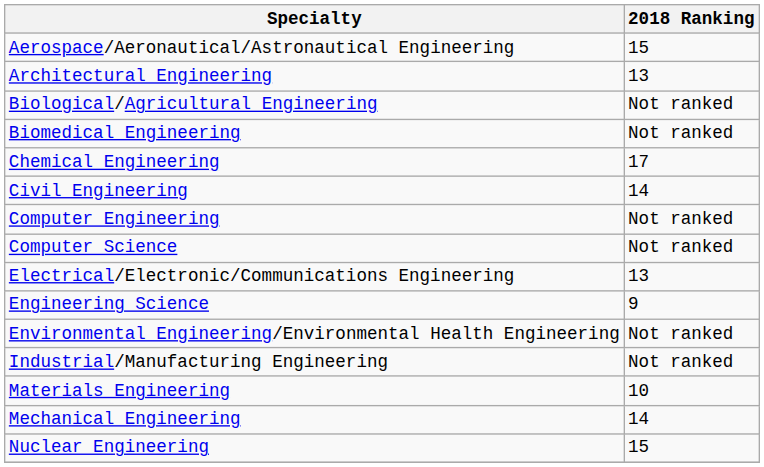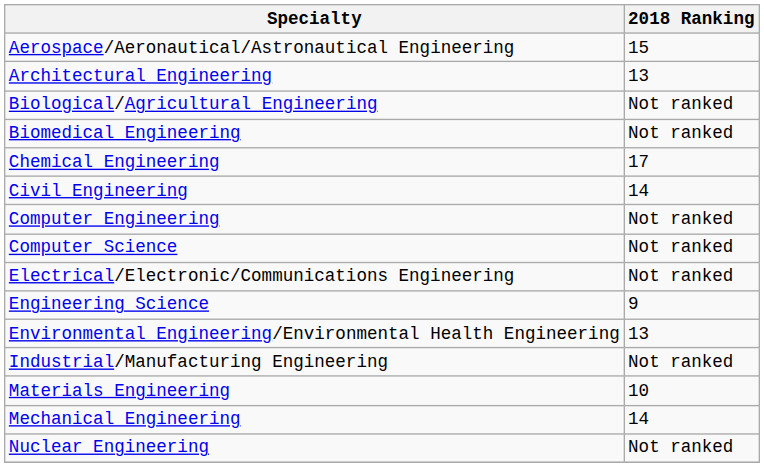(639, 276) 13 -> (681, 276) Not ranked
(681, 334) Not ranked -> (639, 334) 13
(639, 448) 15 -> (681, 448) Not ranked
